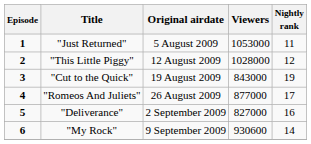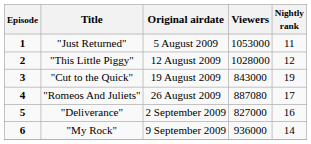(250, 95) 877000 -> (250, 95) 887080
(250, 130) 930600 -> (250, 130) 936000
